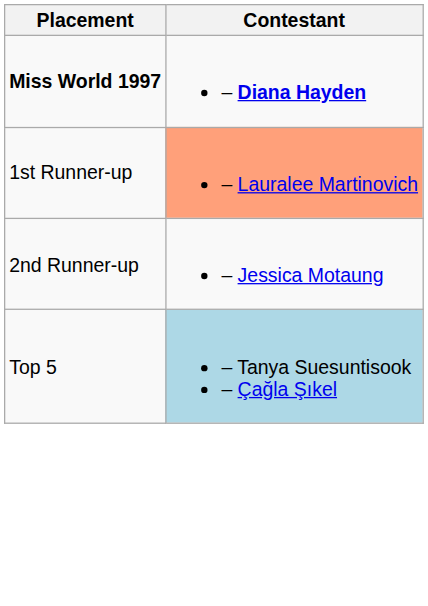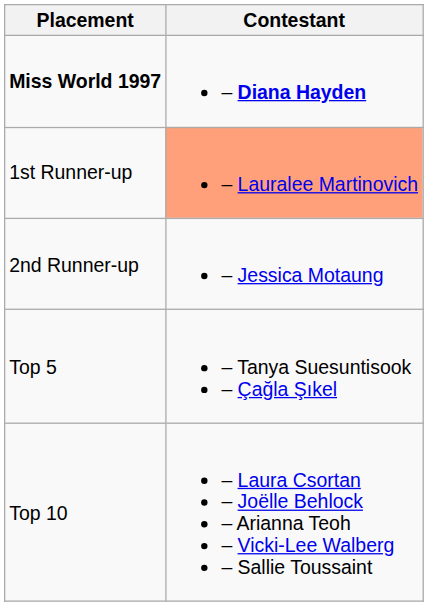(294, 377) lightblue background -> (294, 377) no background
+ row: (38, 512)
